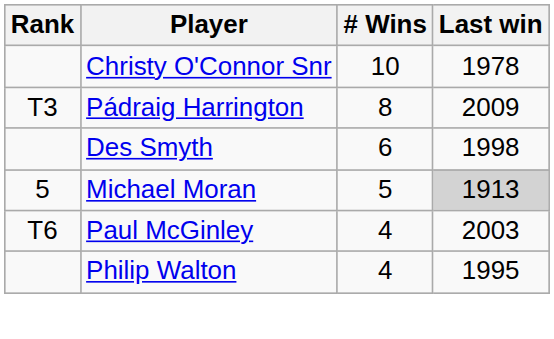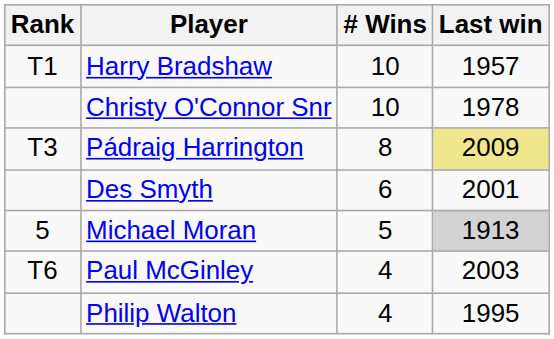+ row: (179, 66)
(491, 107) no background -> (491, 148) khaki background
(491, 148) 1998 -> (491, 189) 2001
